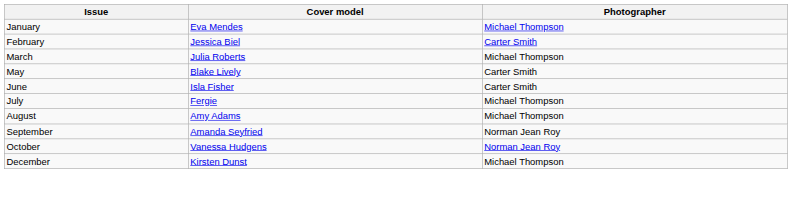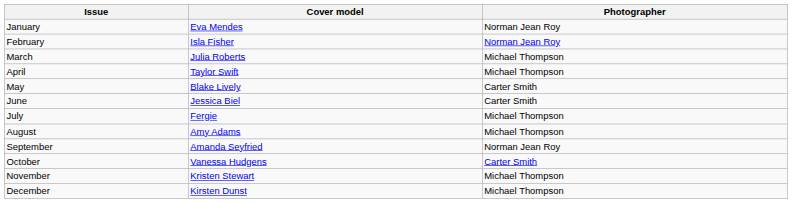(524, 27) Michael Thompson -> (522, 27) Norman Jean Roy
(215, 42) Jessica Biel -> (212, 42) Isla Fisher
(511, 42) Carter Smith -> (522, 42) Norman Jean Roy
+ row: (16, 72)
(212, 87) Isla Fisher -> (215, 101) Jessica Biel
(522, 146) Norman Jean Roy -> (511, 161) Carter Smith
+ row: (28, 176)
